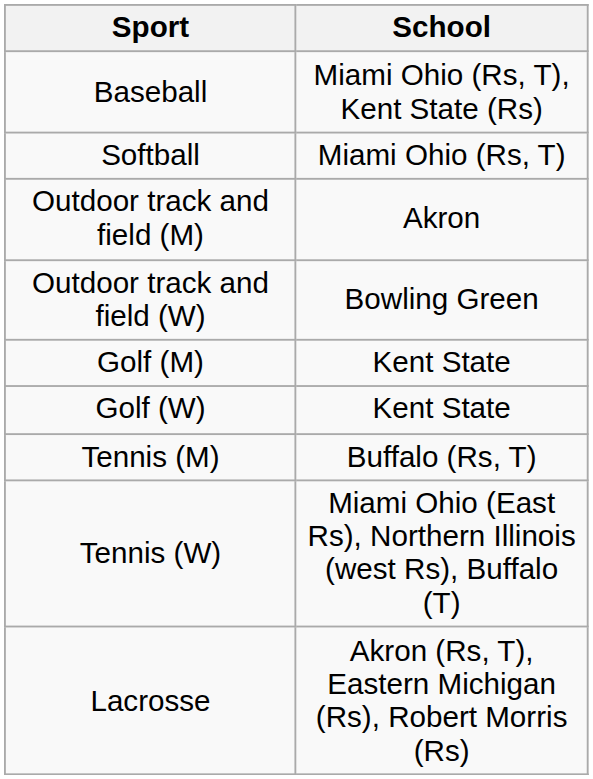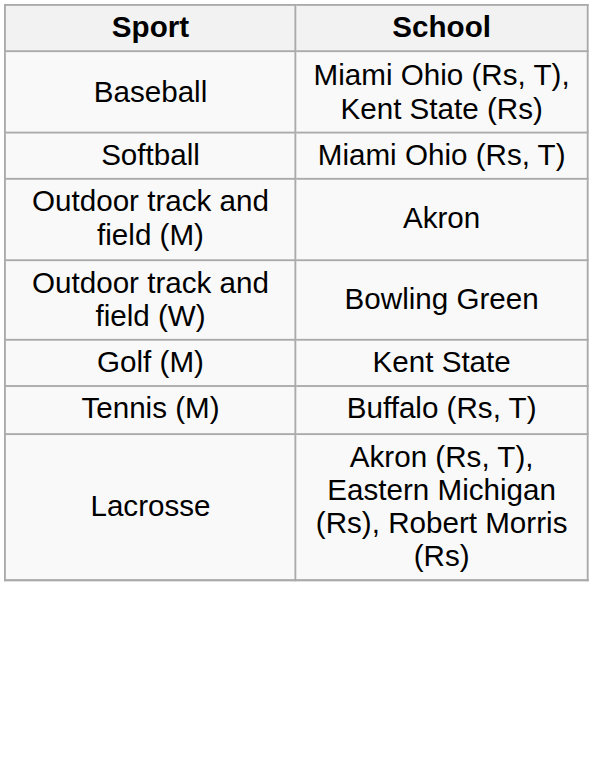- row: (150, 409)
- row: (150, 553)
